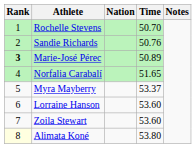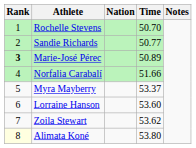(150, 43) 50.76 -> (150, 43) 50.77
(150, 74) 51.65 -> (150, 74) 51.66
(150, 120) 53.60 -> (150, 120) 53.62
